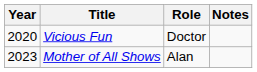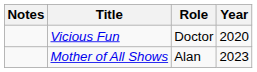columns swapped: (22, 15) <-> (231, 15)
